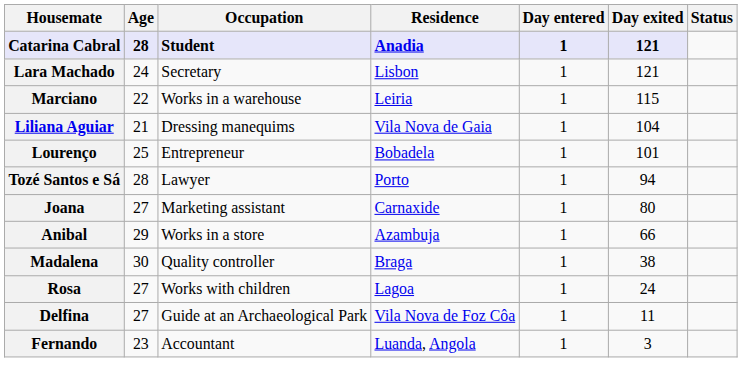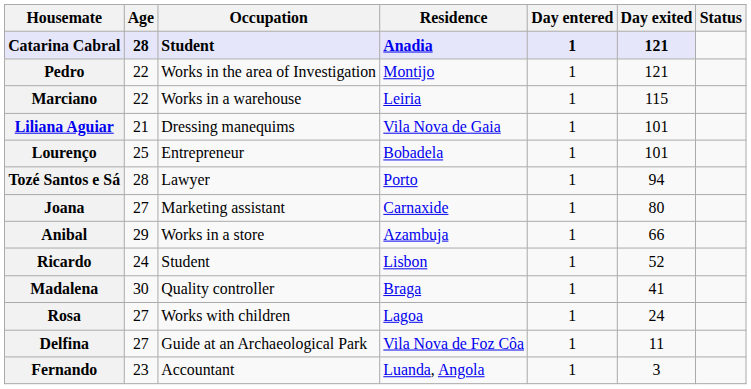+ row: (64, 72)
- row: (64, 72)
(648, 126) 104 -> (656, 126) 101
+ row: (64, 261)
(648, 261) 38 -> (656, 289) 41
